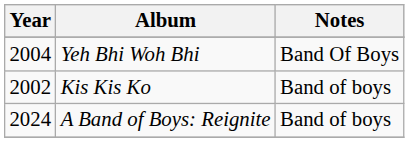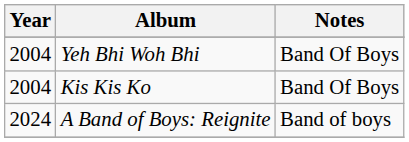(30, 86) 2002 -> (30, 86) 2004
(336, 86) Band of boys -> (340, 86) Band Of Boys
